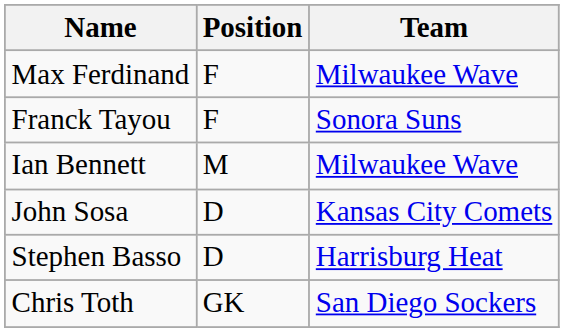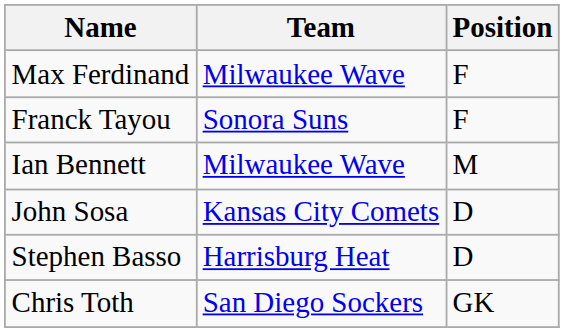columns swapped: (253, 27) <-> (434, 27)
